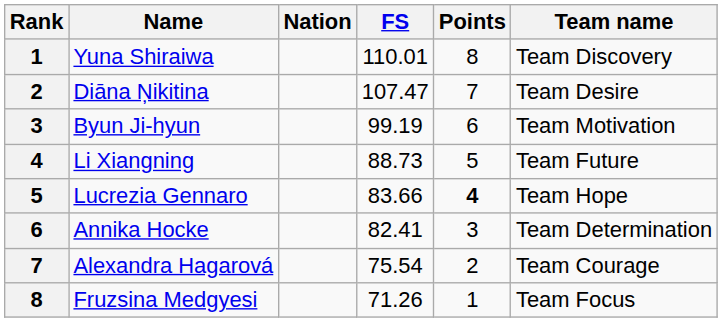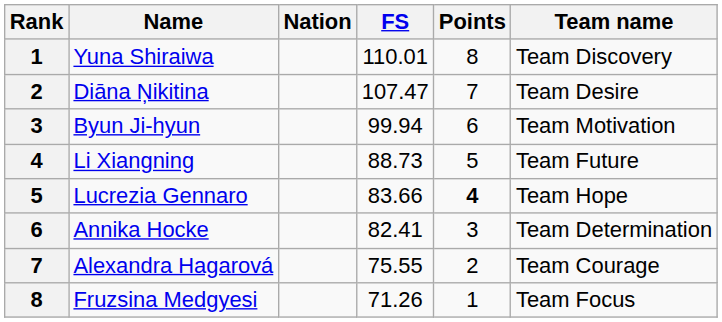(395, 126) 99.19 -> (395, 126) 99.94
(395, 265) 75.54 -> (395, 265) 75.55
